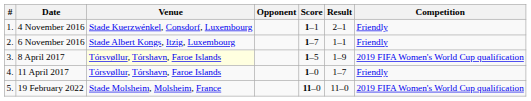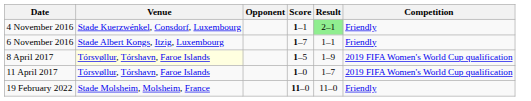- column: (10, 11)
(340, 26) no background -> (328, 26) lightgreen background
(372, 72) Friendly -> (429, 72) 2019 FIFA Women's World Cup qualification
(440, 88) 2019 FIFA Women's World Cup qualification -> (361, 88) Friendly
